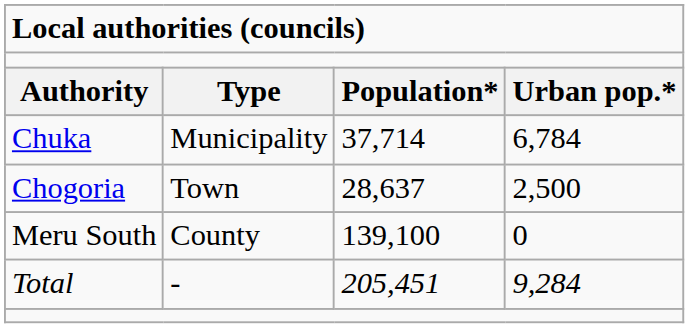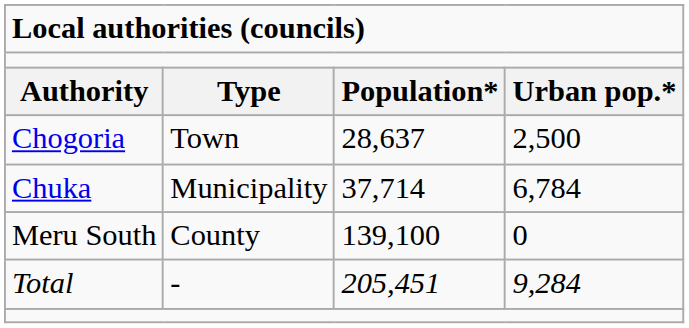rows swapped: (52, 139) <-> (69, 187)
